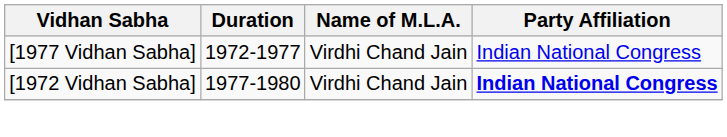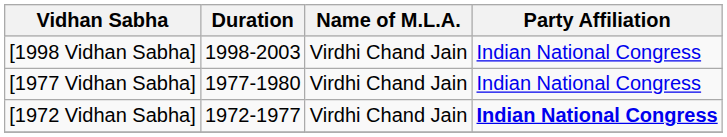+ row: (102, 52)
(253, 52) 1972-1977 -> (253, 83) 1977-1980
(253, 83) 1977-1980 -> (253, 115) 1972-1977
